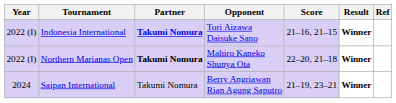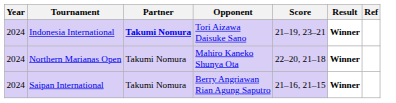(21, 33) 2022 (I) -> (16, 33) 2024
(312, 33) 21–16, 21–15 -> (300, 33) 21–19, 23–21
(21, 59) 2022 (I) -> (16, 59) 2024
(170, 59) bold -> (156, 59) normal
(312, 85) 21–19, 23–21 -> (300, 85) 21–16, 21–15
